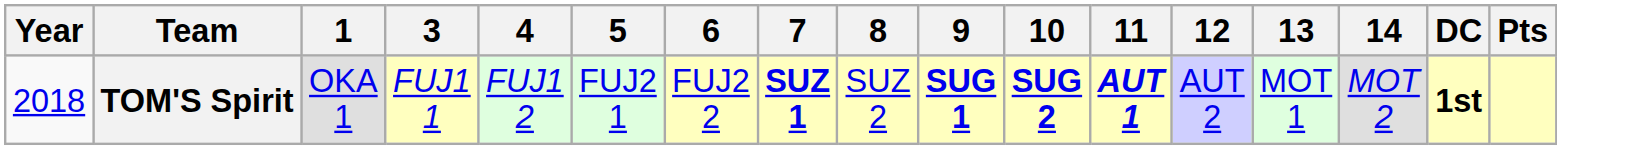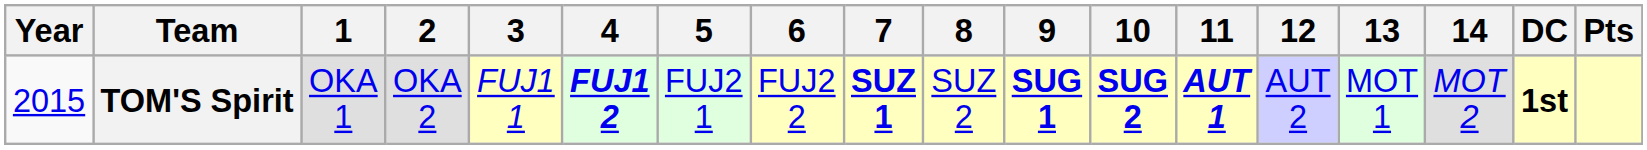+ column: (427, 30)
(49, 100) 2018 -> (49, 100) 2015
(525, 100) normal -> (610, 100) bold
